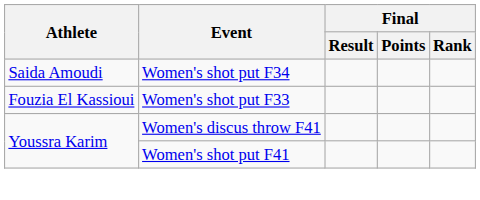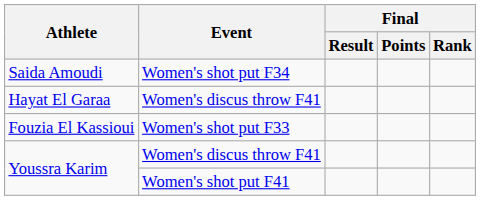+ row: (59, 100)
